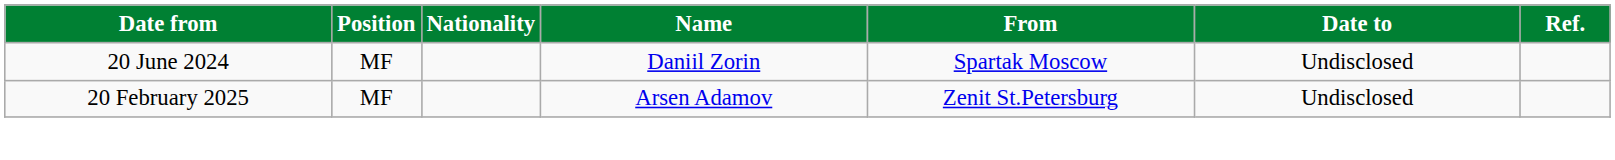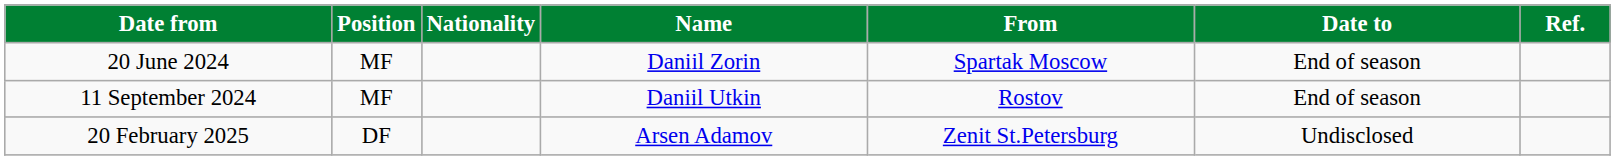(1357, 61) Undisclosed -> (1357, 61) End of season
+ row: (168, 98)
(376, 98) MF -> (376, 136) DF
